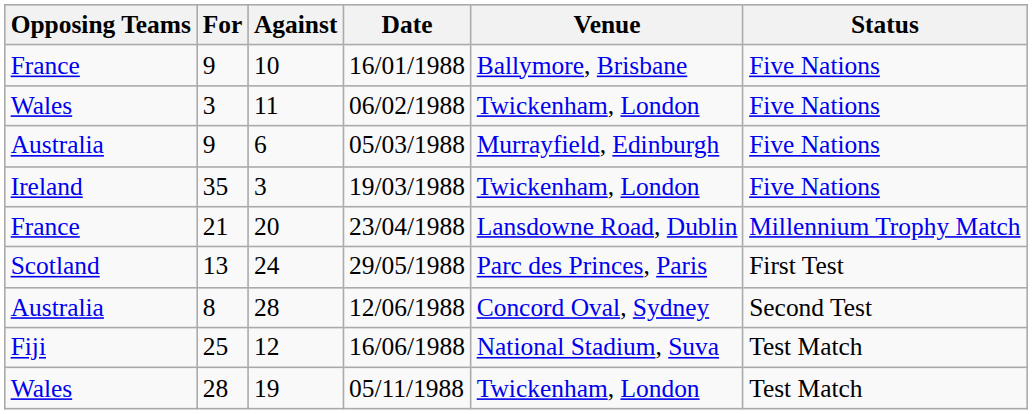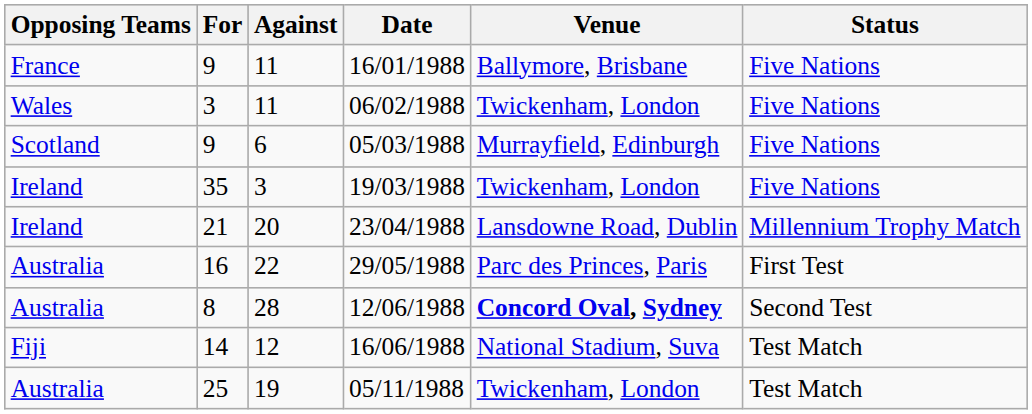(267, 65) 10 -> (266, 65) 11
(57, 145) Australia -> (55, 145) Scotland
(45, 226) France -> (47, 226) Ireland
(55, 266) Scotland -> (57, 266) Australia
(215, 266) 13 -> (215, 266) 16
(267, 266) 24 -> (267, 266) 22
(593, 307) normal -> (599, 307) bold
(215, 347) 25 -> (215, 347) 14
(41, 387) Wales -> (57, 387) Australia
(215, 387) 28 -> (215, 387) 25
